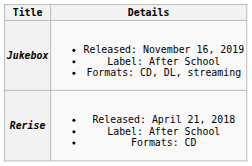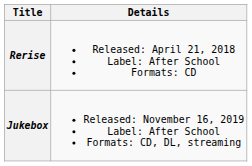rows swapped: (28, 126) <-> (28, 56)
